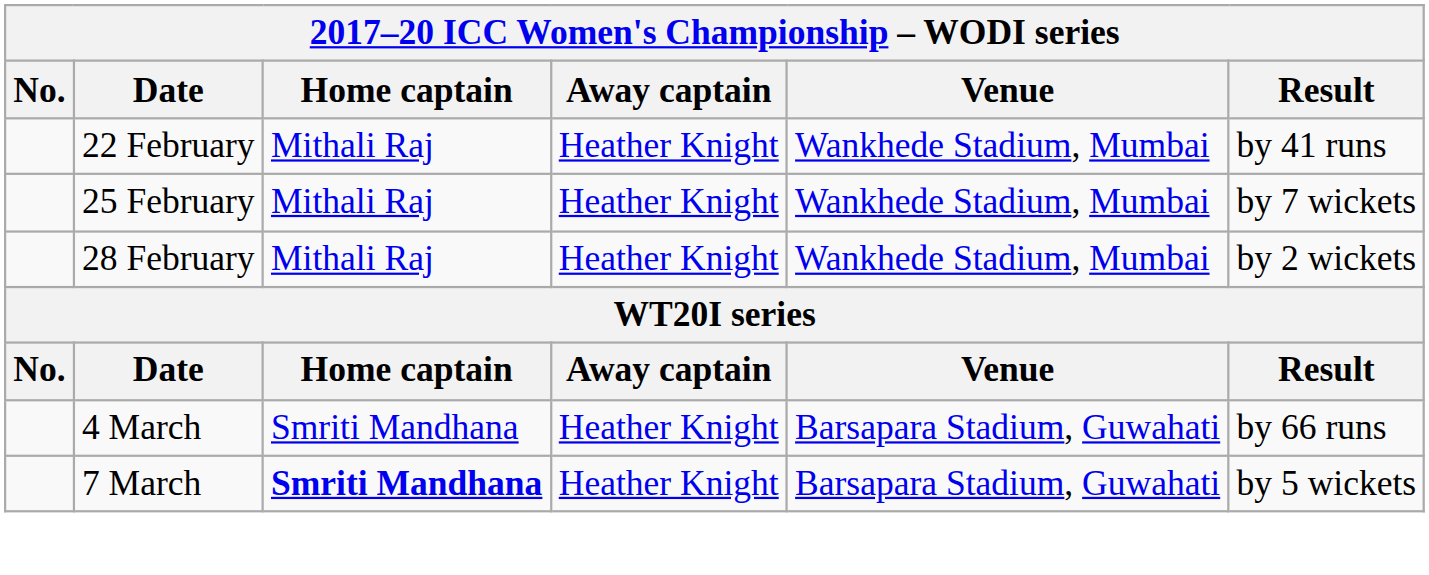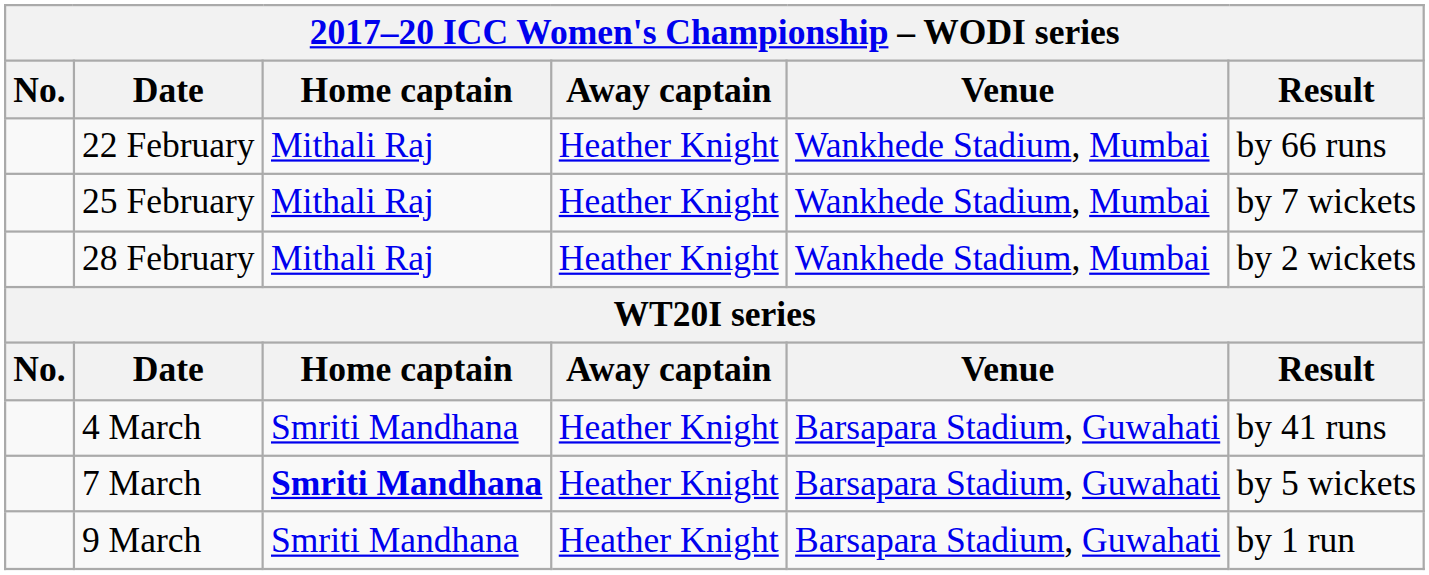(1312, 145) by 41 runs -> (1312, 145) by 66 runs
(1312, 426) by 66 runs -> (1312, 426) by 41 runs
+ row: (142, 539)
